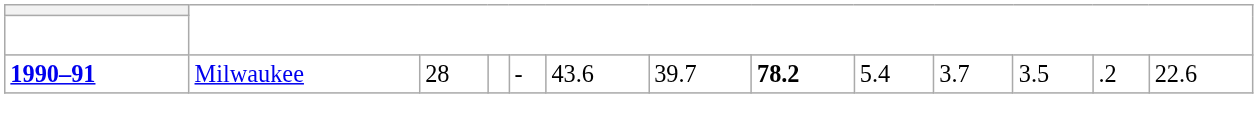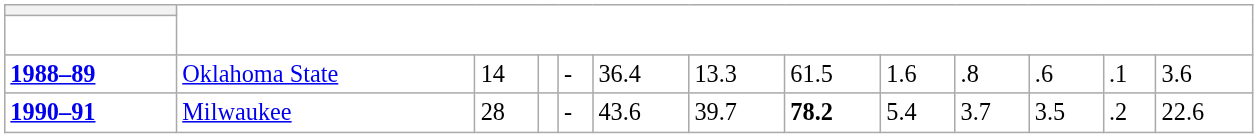+ row: (260, 73)
